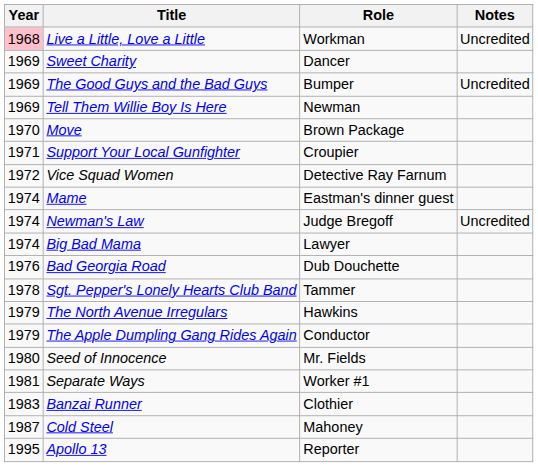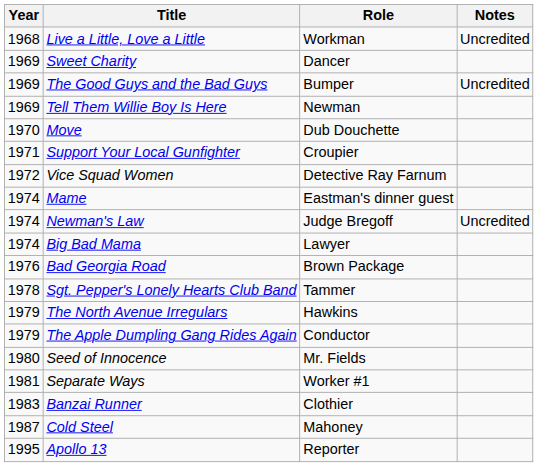(24, 38) pink background -> (24, 38) no background
(354, 130) Brown Package -> (351, 130) Dub Douchette
(351, 267) Dub Douchette -> (354, 267) Brown Package
